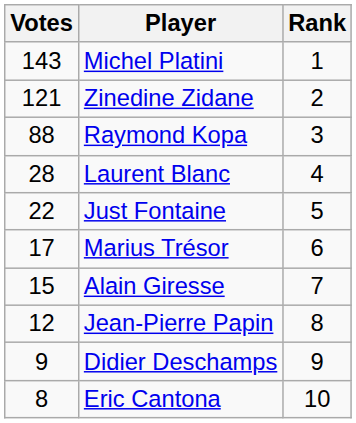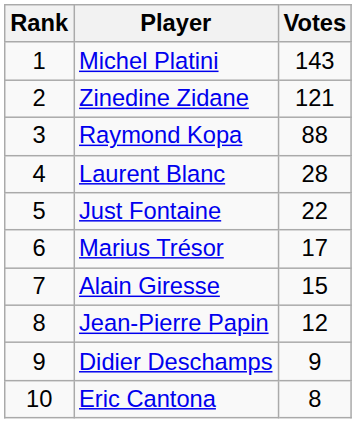columns swapped: (317, 23) <-> (42, 23)
